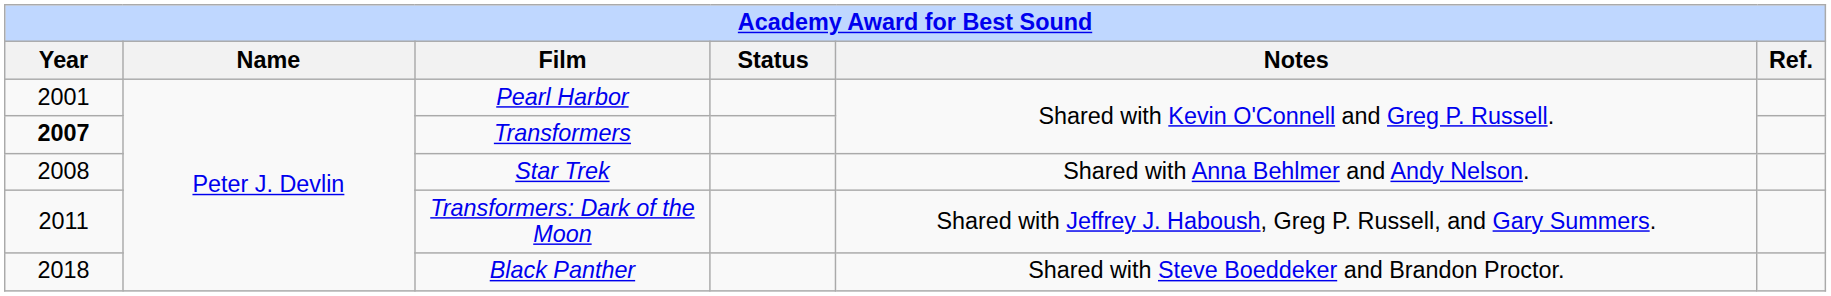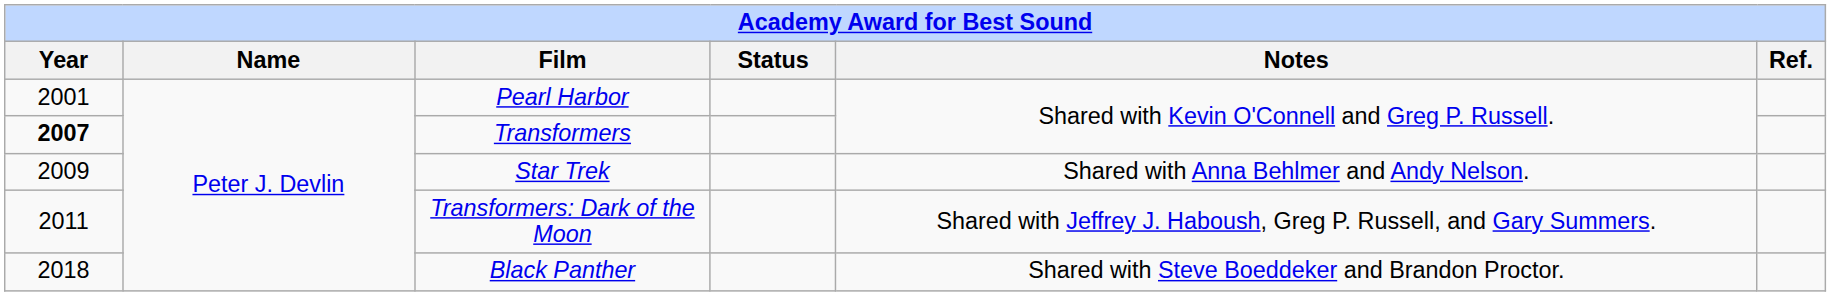(64, 171) 2008 -> (64, 171) 2009
